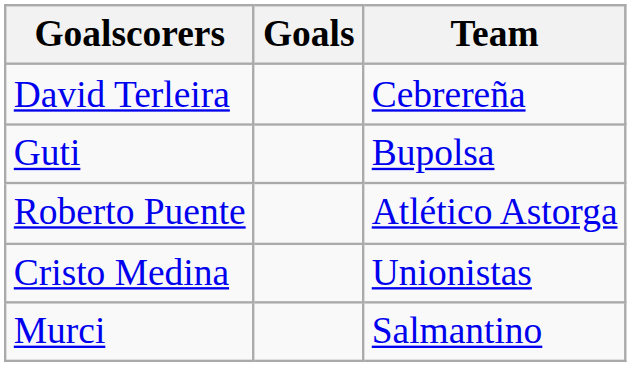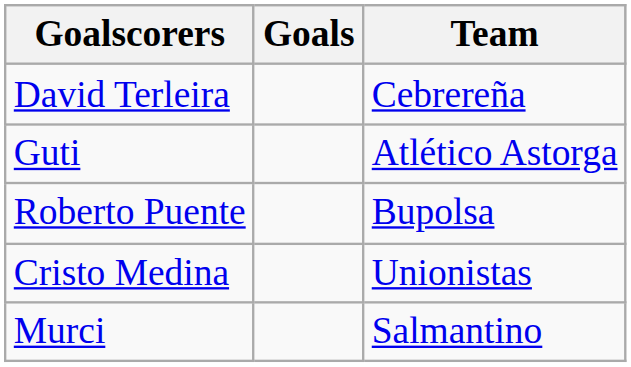(433, 152) Bupolsa -> (495, 152) Atlético Astorga
(495, 212) Atlético Astorga -> (433, 212) Bupolsa
